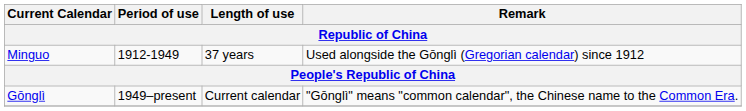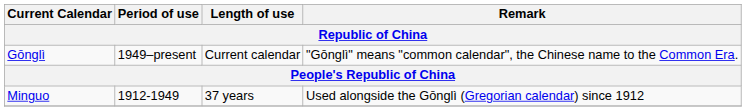rows swapped: (28, 55) <-> (26, 95)
